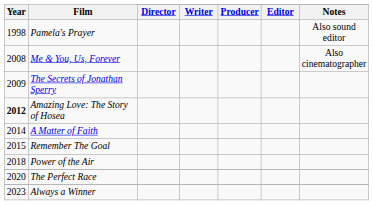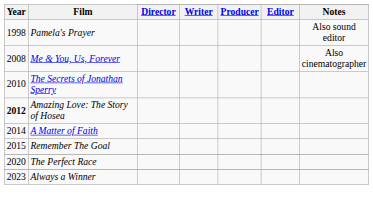(16, 84) 2009 -> (16, 84) 2010
- row: (62, 161)
